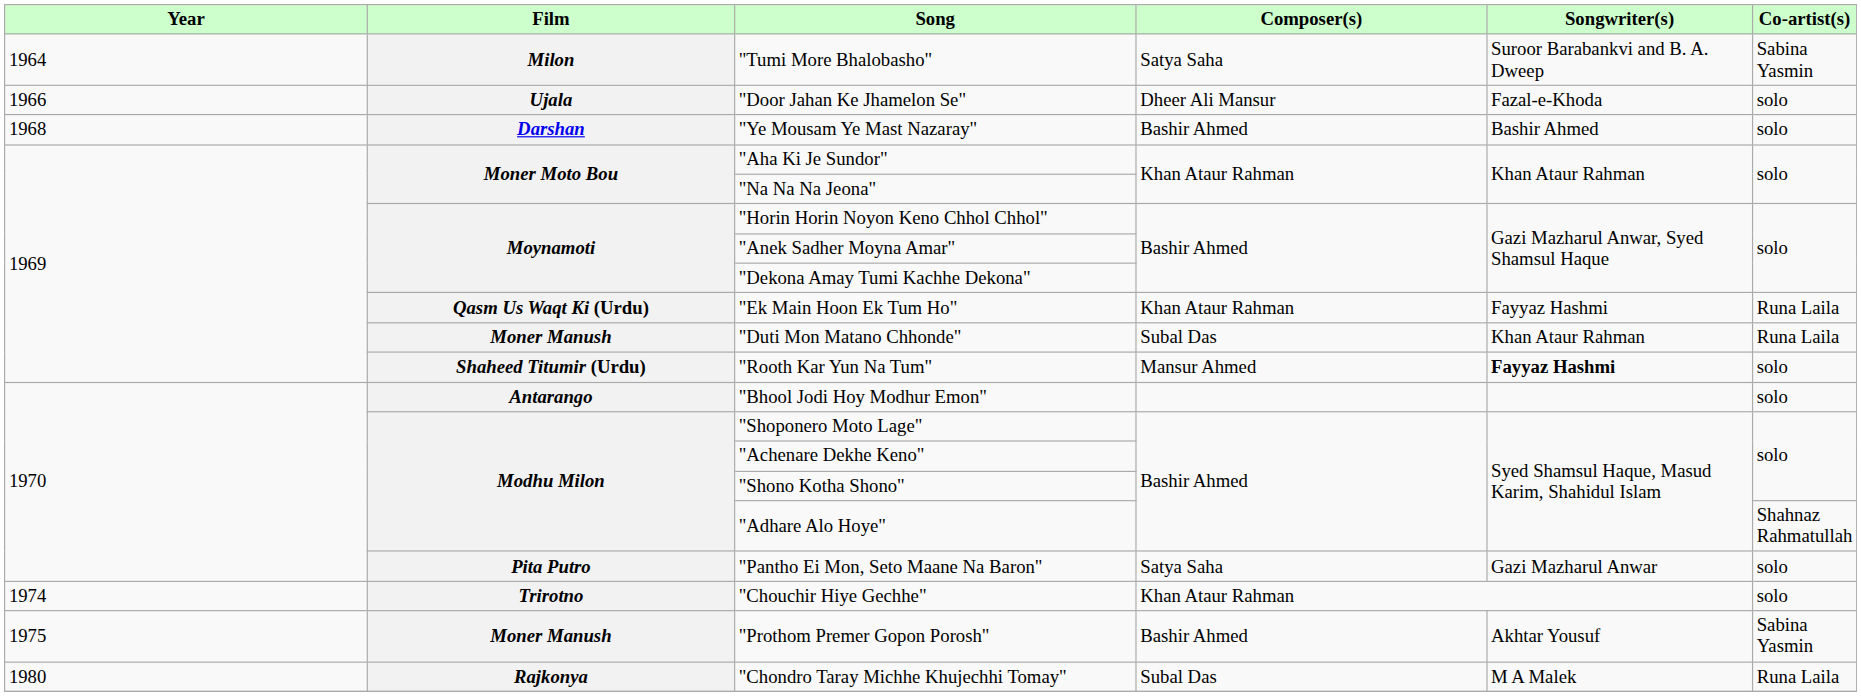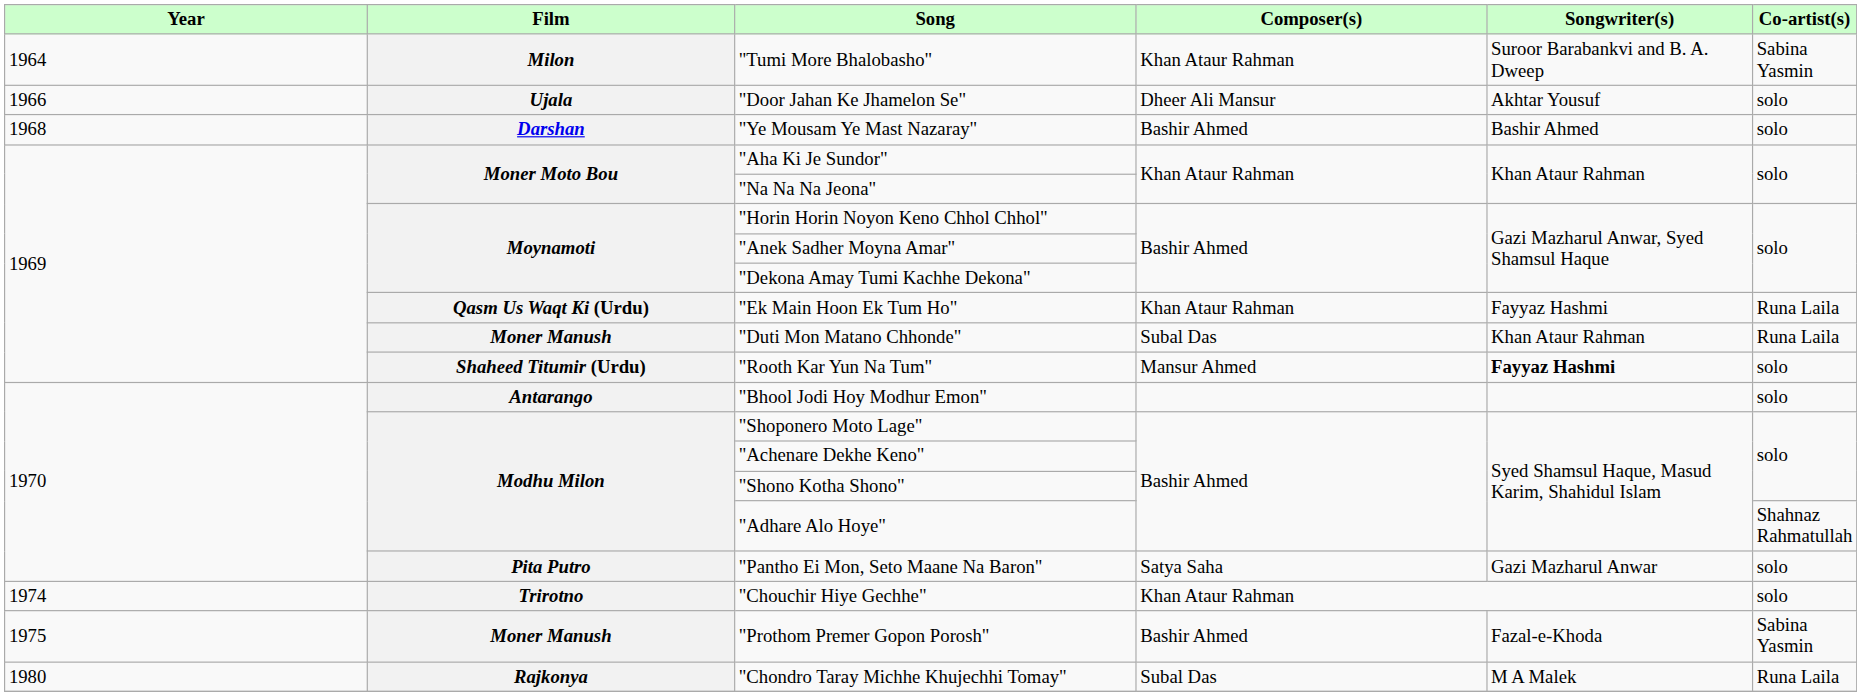(1182, 59) Satya Saha -> (1217, 59) Khan Ataur Rahman
(1547, 99) Fazal-e-Khoda -> (1546, 99) Akhtar Yousuf
(1546, 636) Akhtar Yousuf -> (1547, 636) Fazal-e-Khoda
